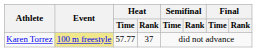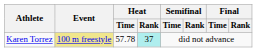(125, 40) 57.77 -> (125, 40) 57.78
(149, 40) no background -> (149, 40) paleturquoise background
